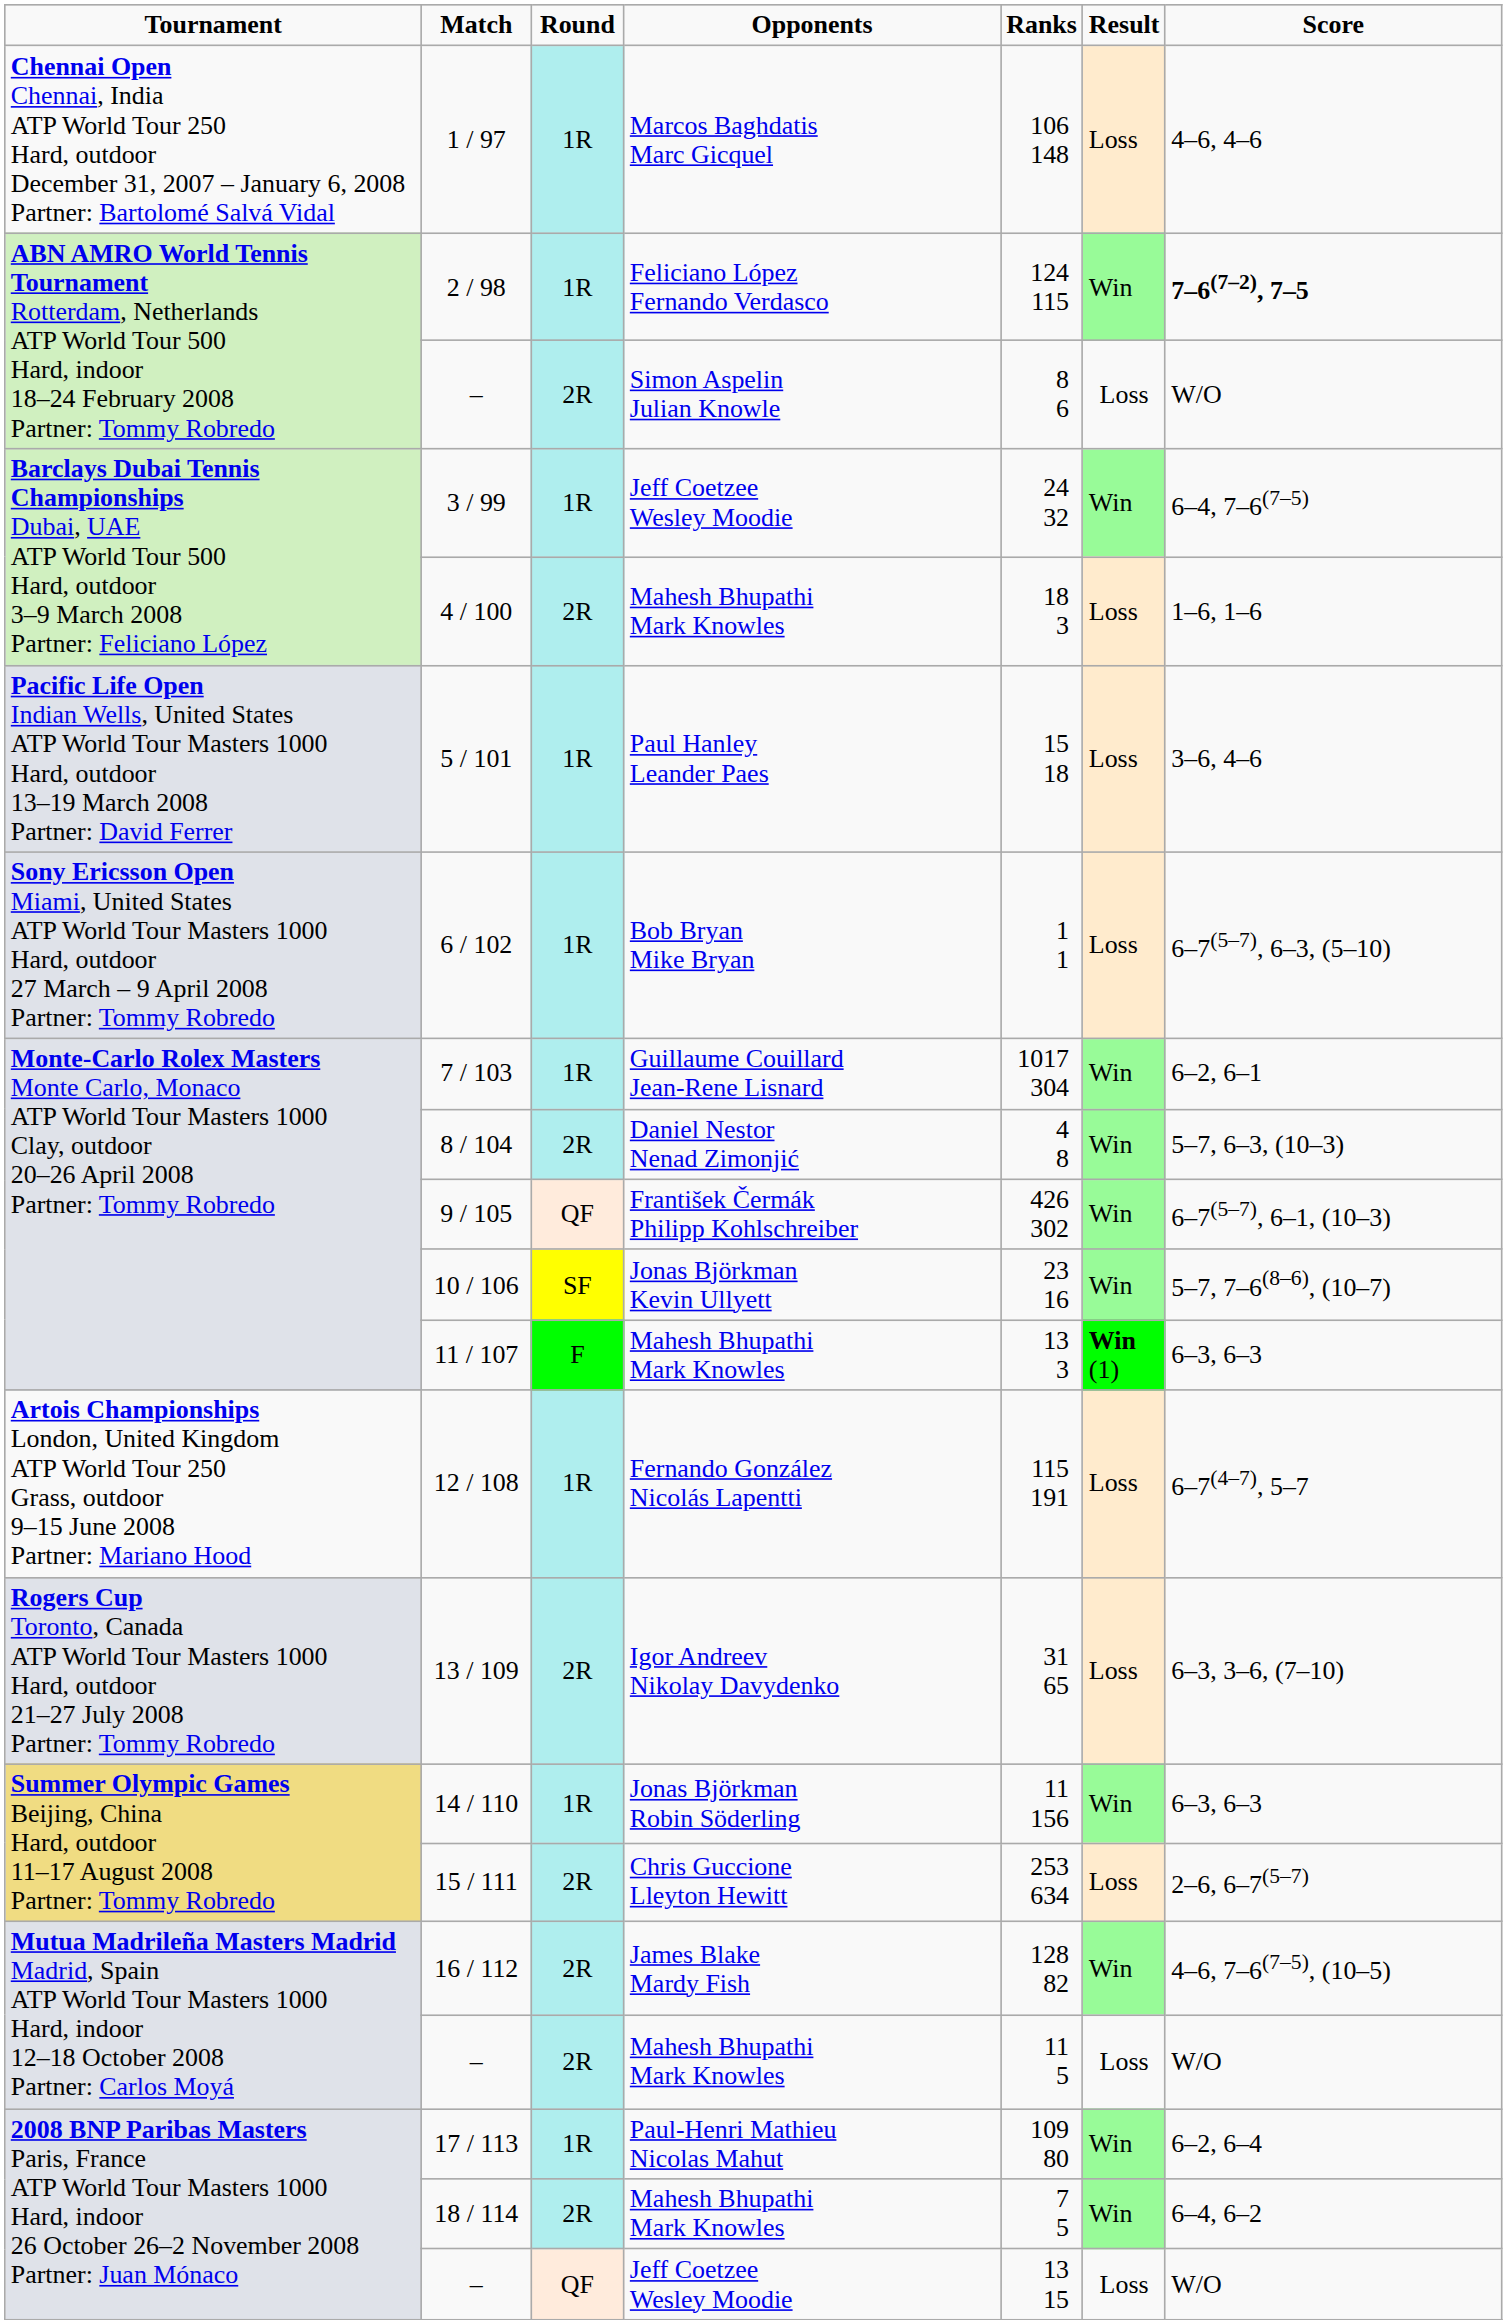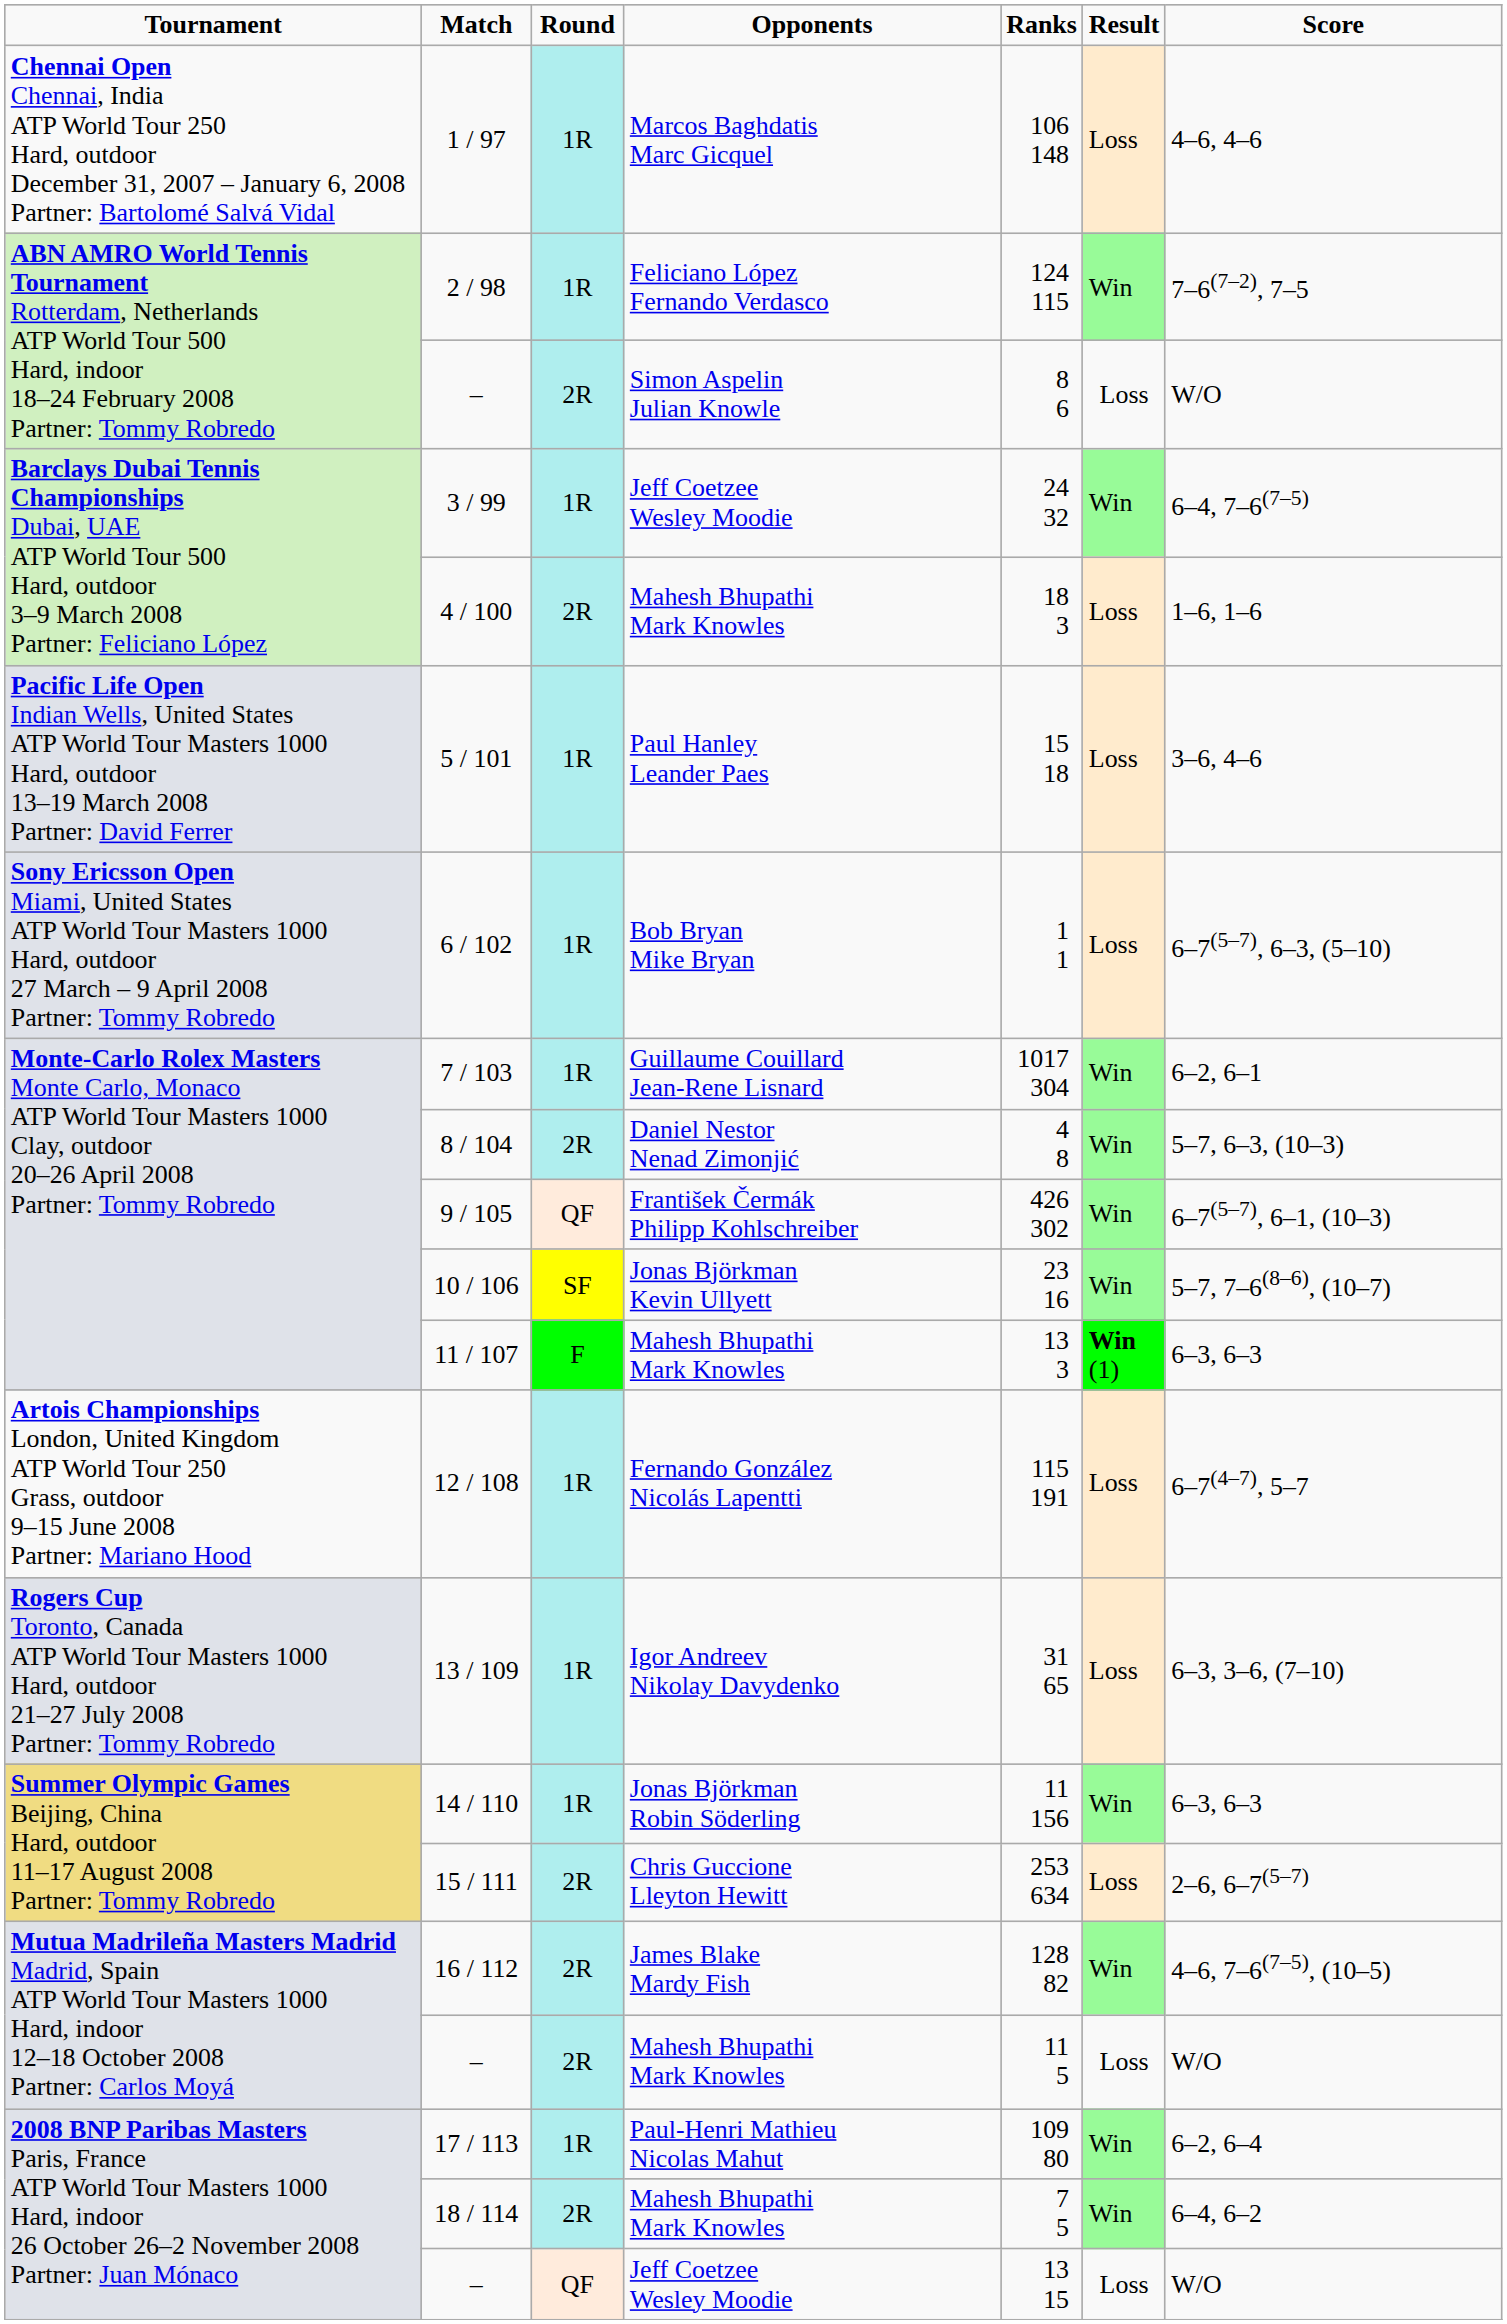(1240, 286) bold -> (1240, 286) normal
(577, 1670) 2R -> (577, 1670) 1R
